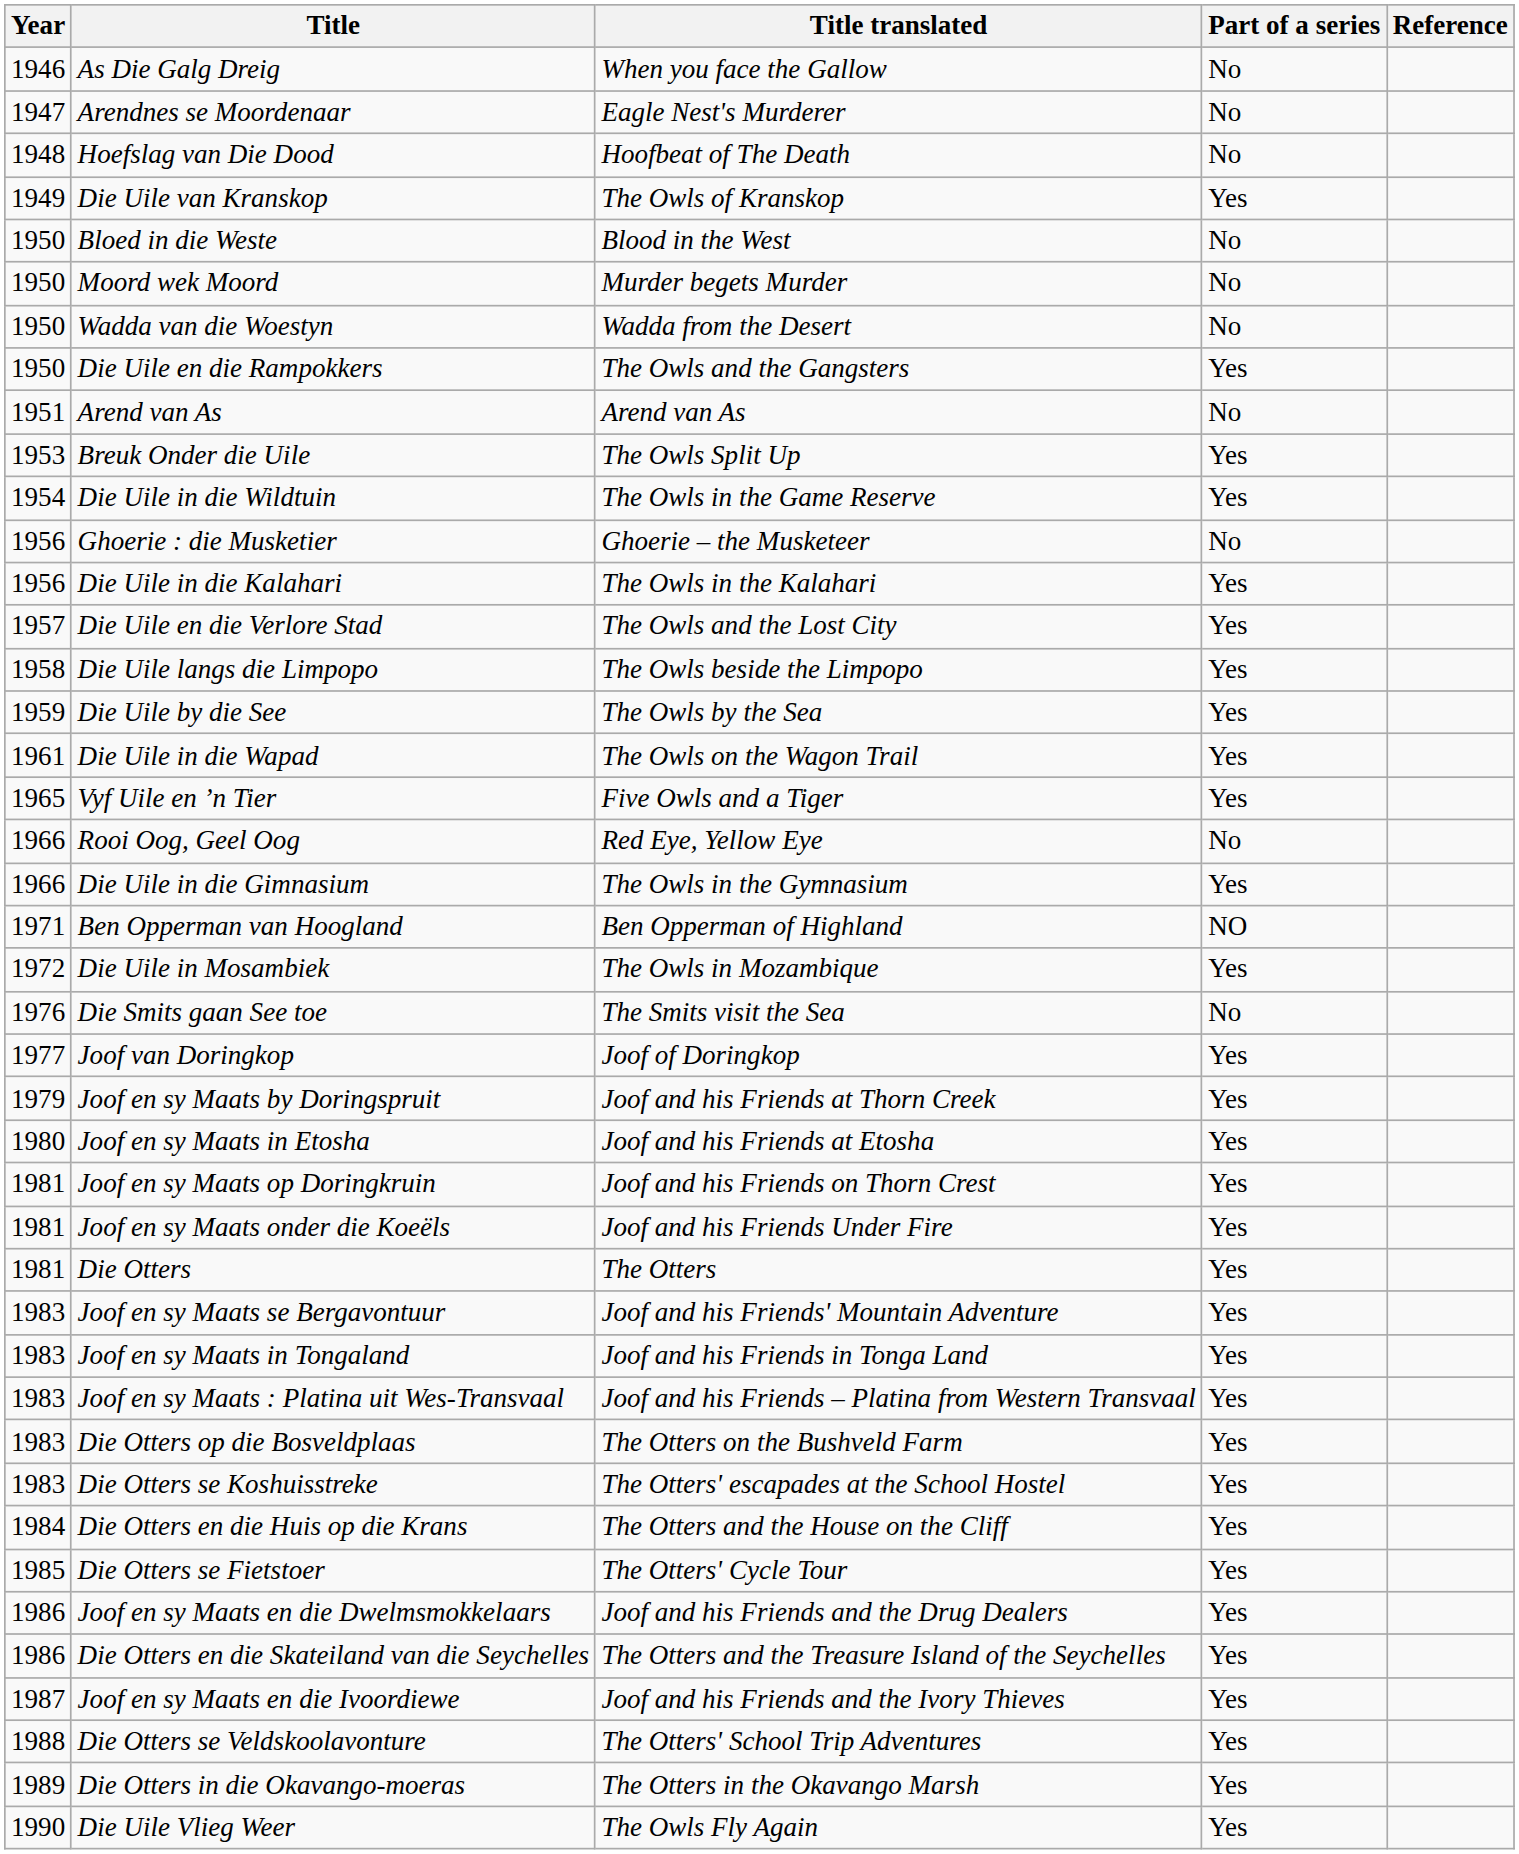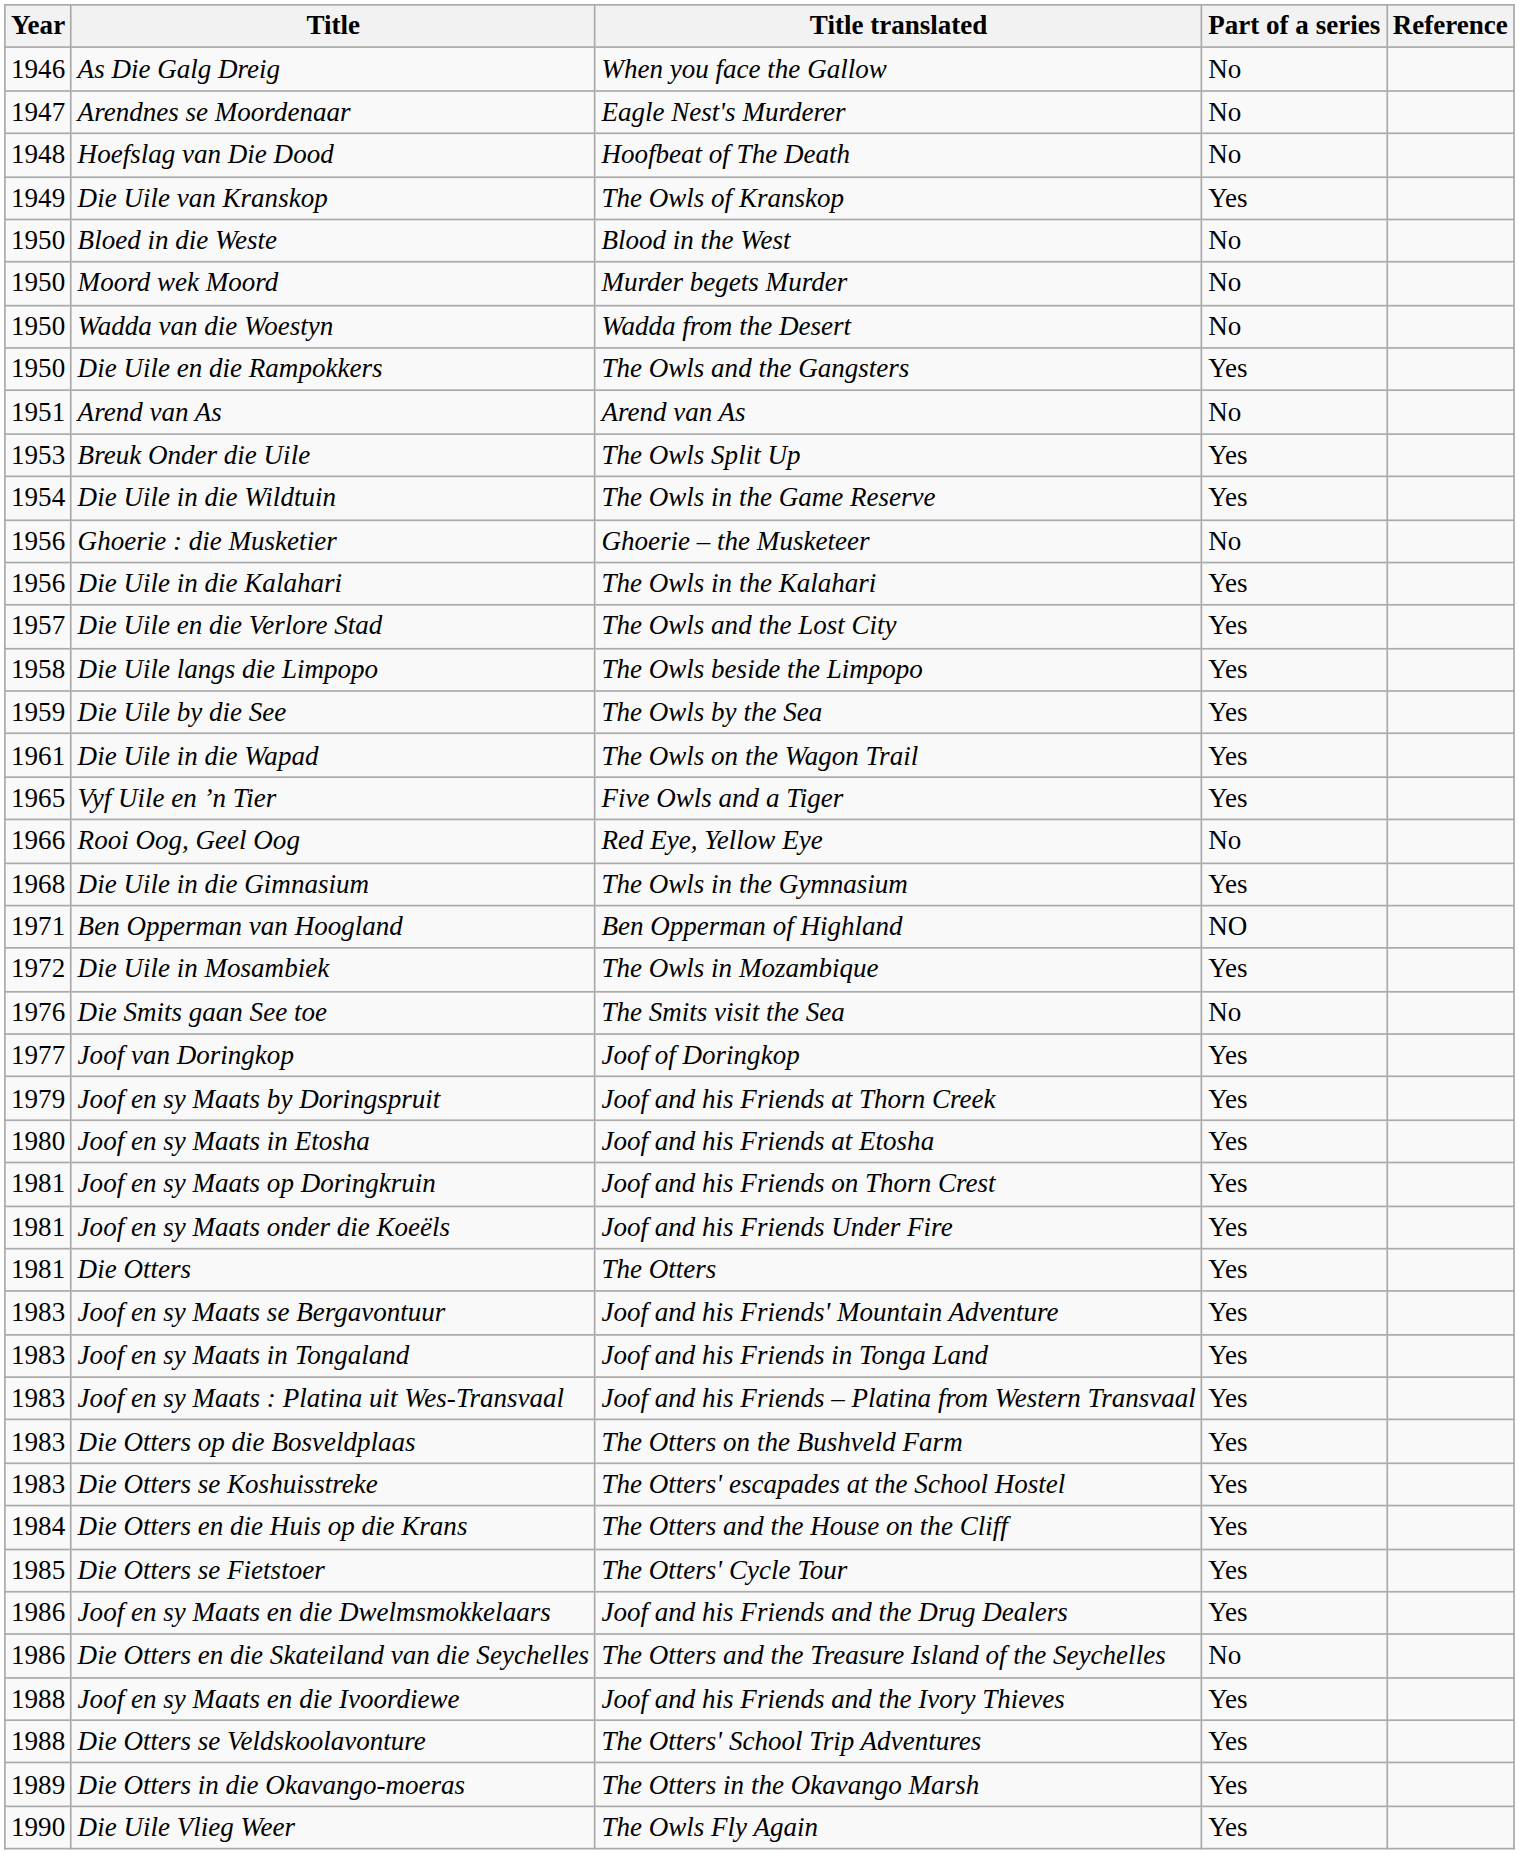(38, 883) 1966 -> (38, 883) 1968
(1228, 1655) Yes -> (1225, 1655) No
(38, 1698) 1987 -> (38, 1698) 1988
